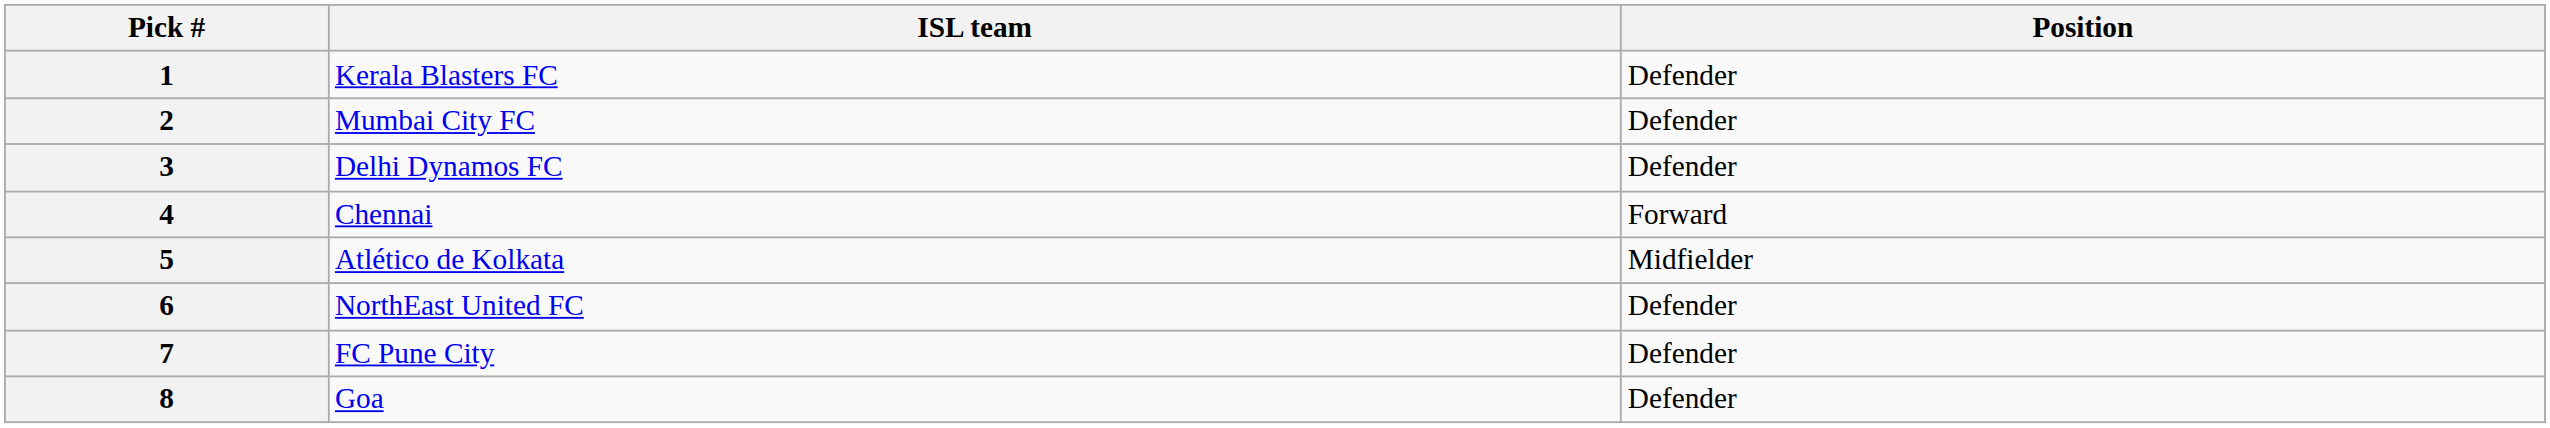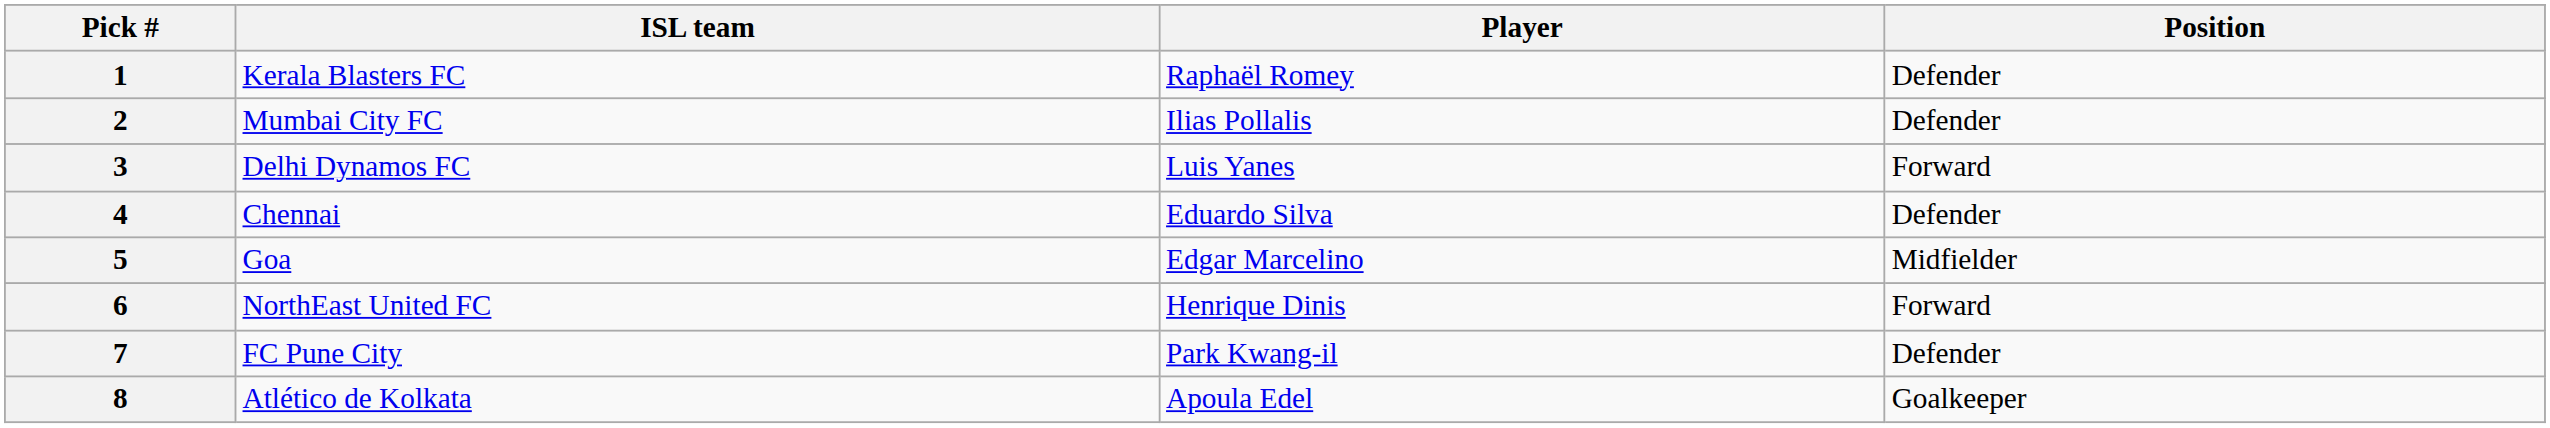+ column: (1522, 27)
(1682, 167) Defender -> (1941, 167) Forward
(1677, 213) Forward -> (1946, 213) Defender
(450, 259) Atlético de Kolkata -> (267, 259) Goa
(1682, 306) Defender -> (1941, 306) Forward
(359, 399) Goa -> (357, 399) Atlético de Kolkata
(1682, 399) Defender -> (1959, 399) Goalkeeper
